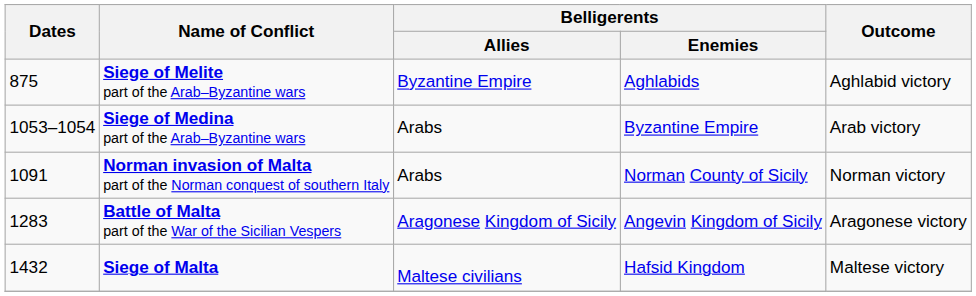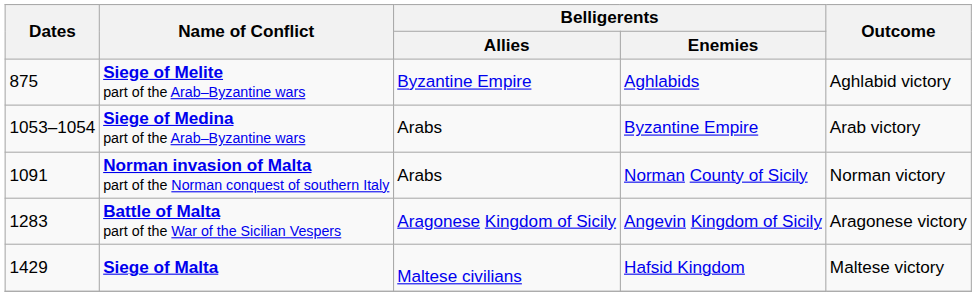(29, 267) 1432 -> (29, 267) 1429
